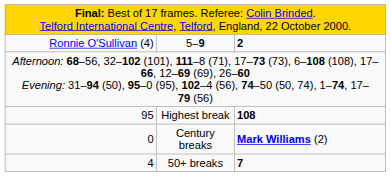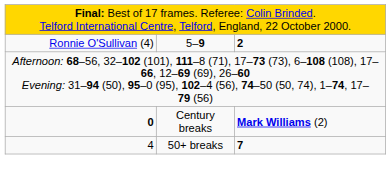- row: (195, 116)
(151, 139) normal -> (151, 122) bold
